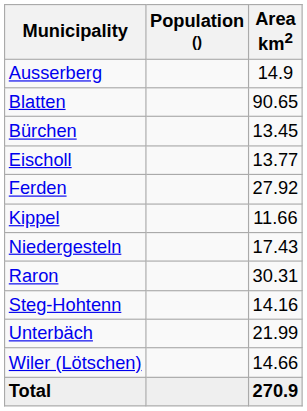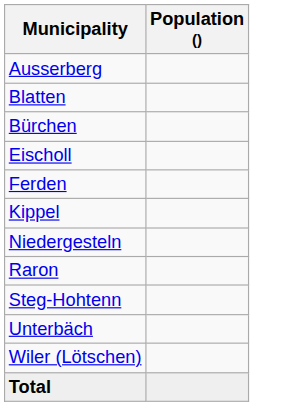- column: (275, 31)
